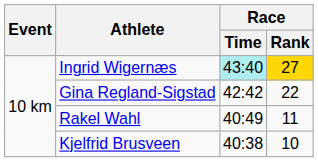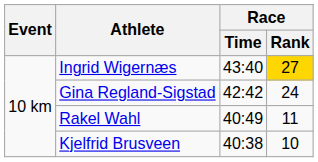(243, 68) paleturquoise background -> (243, 68) no background
(290, 93) 22 -> (290, 93) 24
